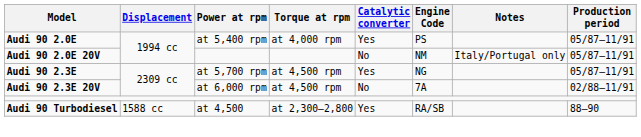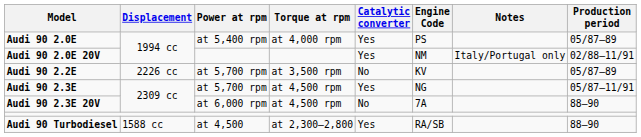(602, 40) 05/87–11/91 -> (593, 40) 05/87–89
(364, 56) No -> (366, 56) Yes
(602, 56) 05/87–11/91 -> (602, 56) 02/88–11/91
+ row: (42, 72)
(602, 88) 02/88–11/91 -> (585, 104) 88–90
